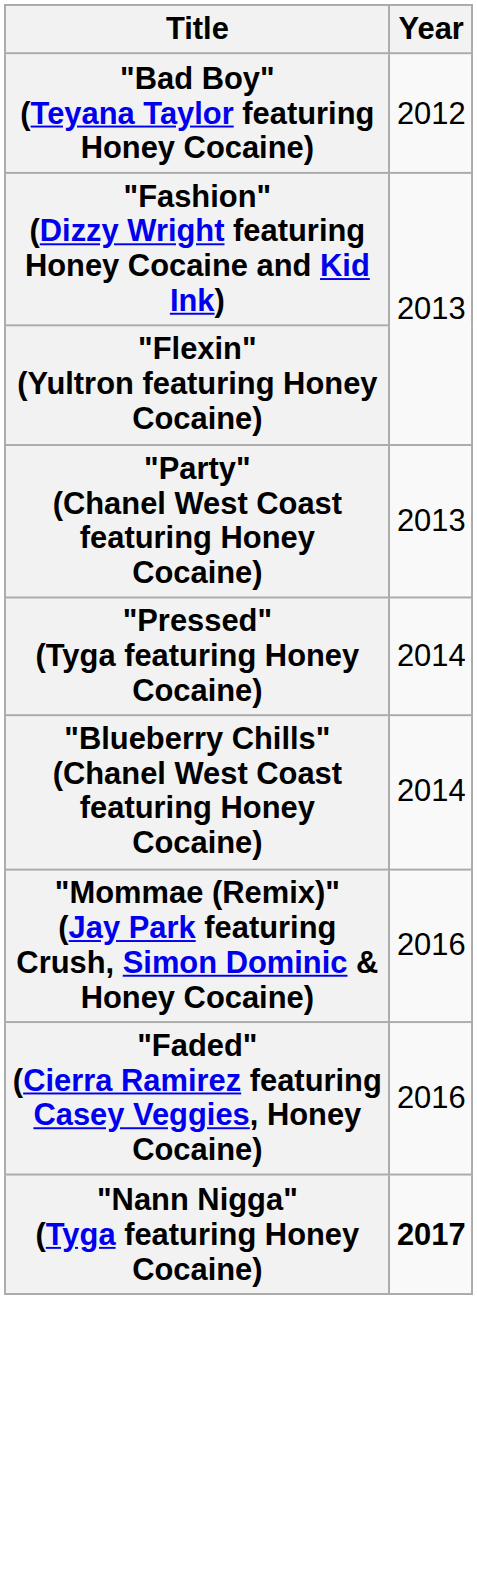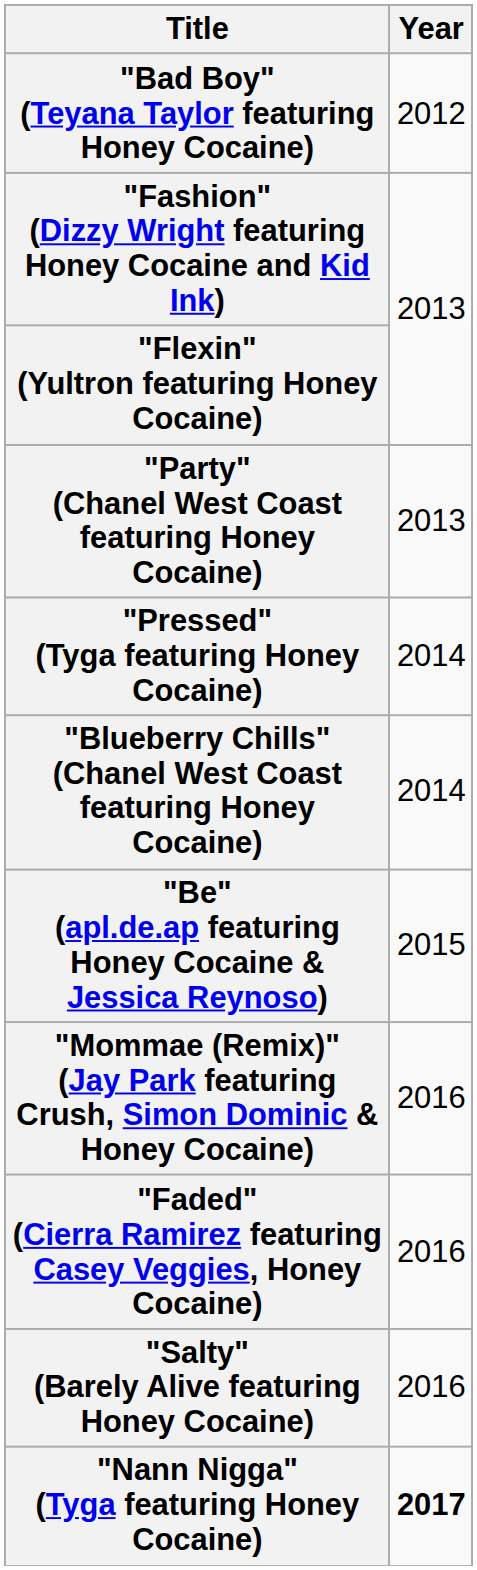+ row: (197, 945)
+ row: (197, 1387)
